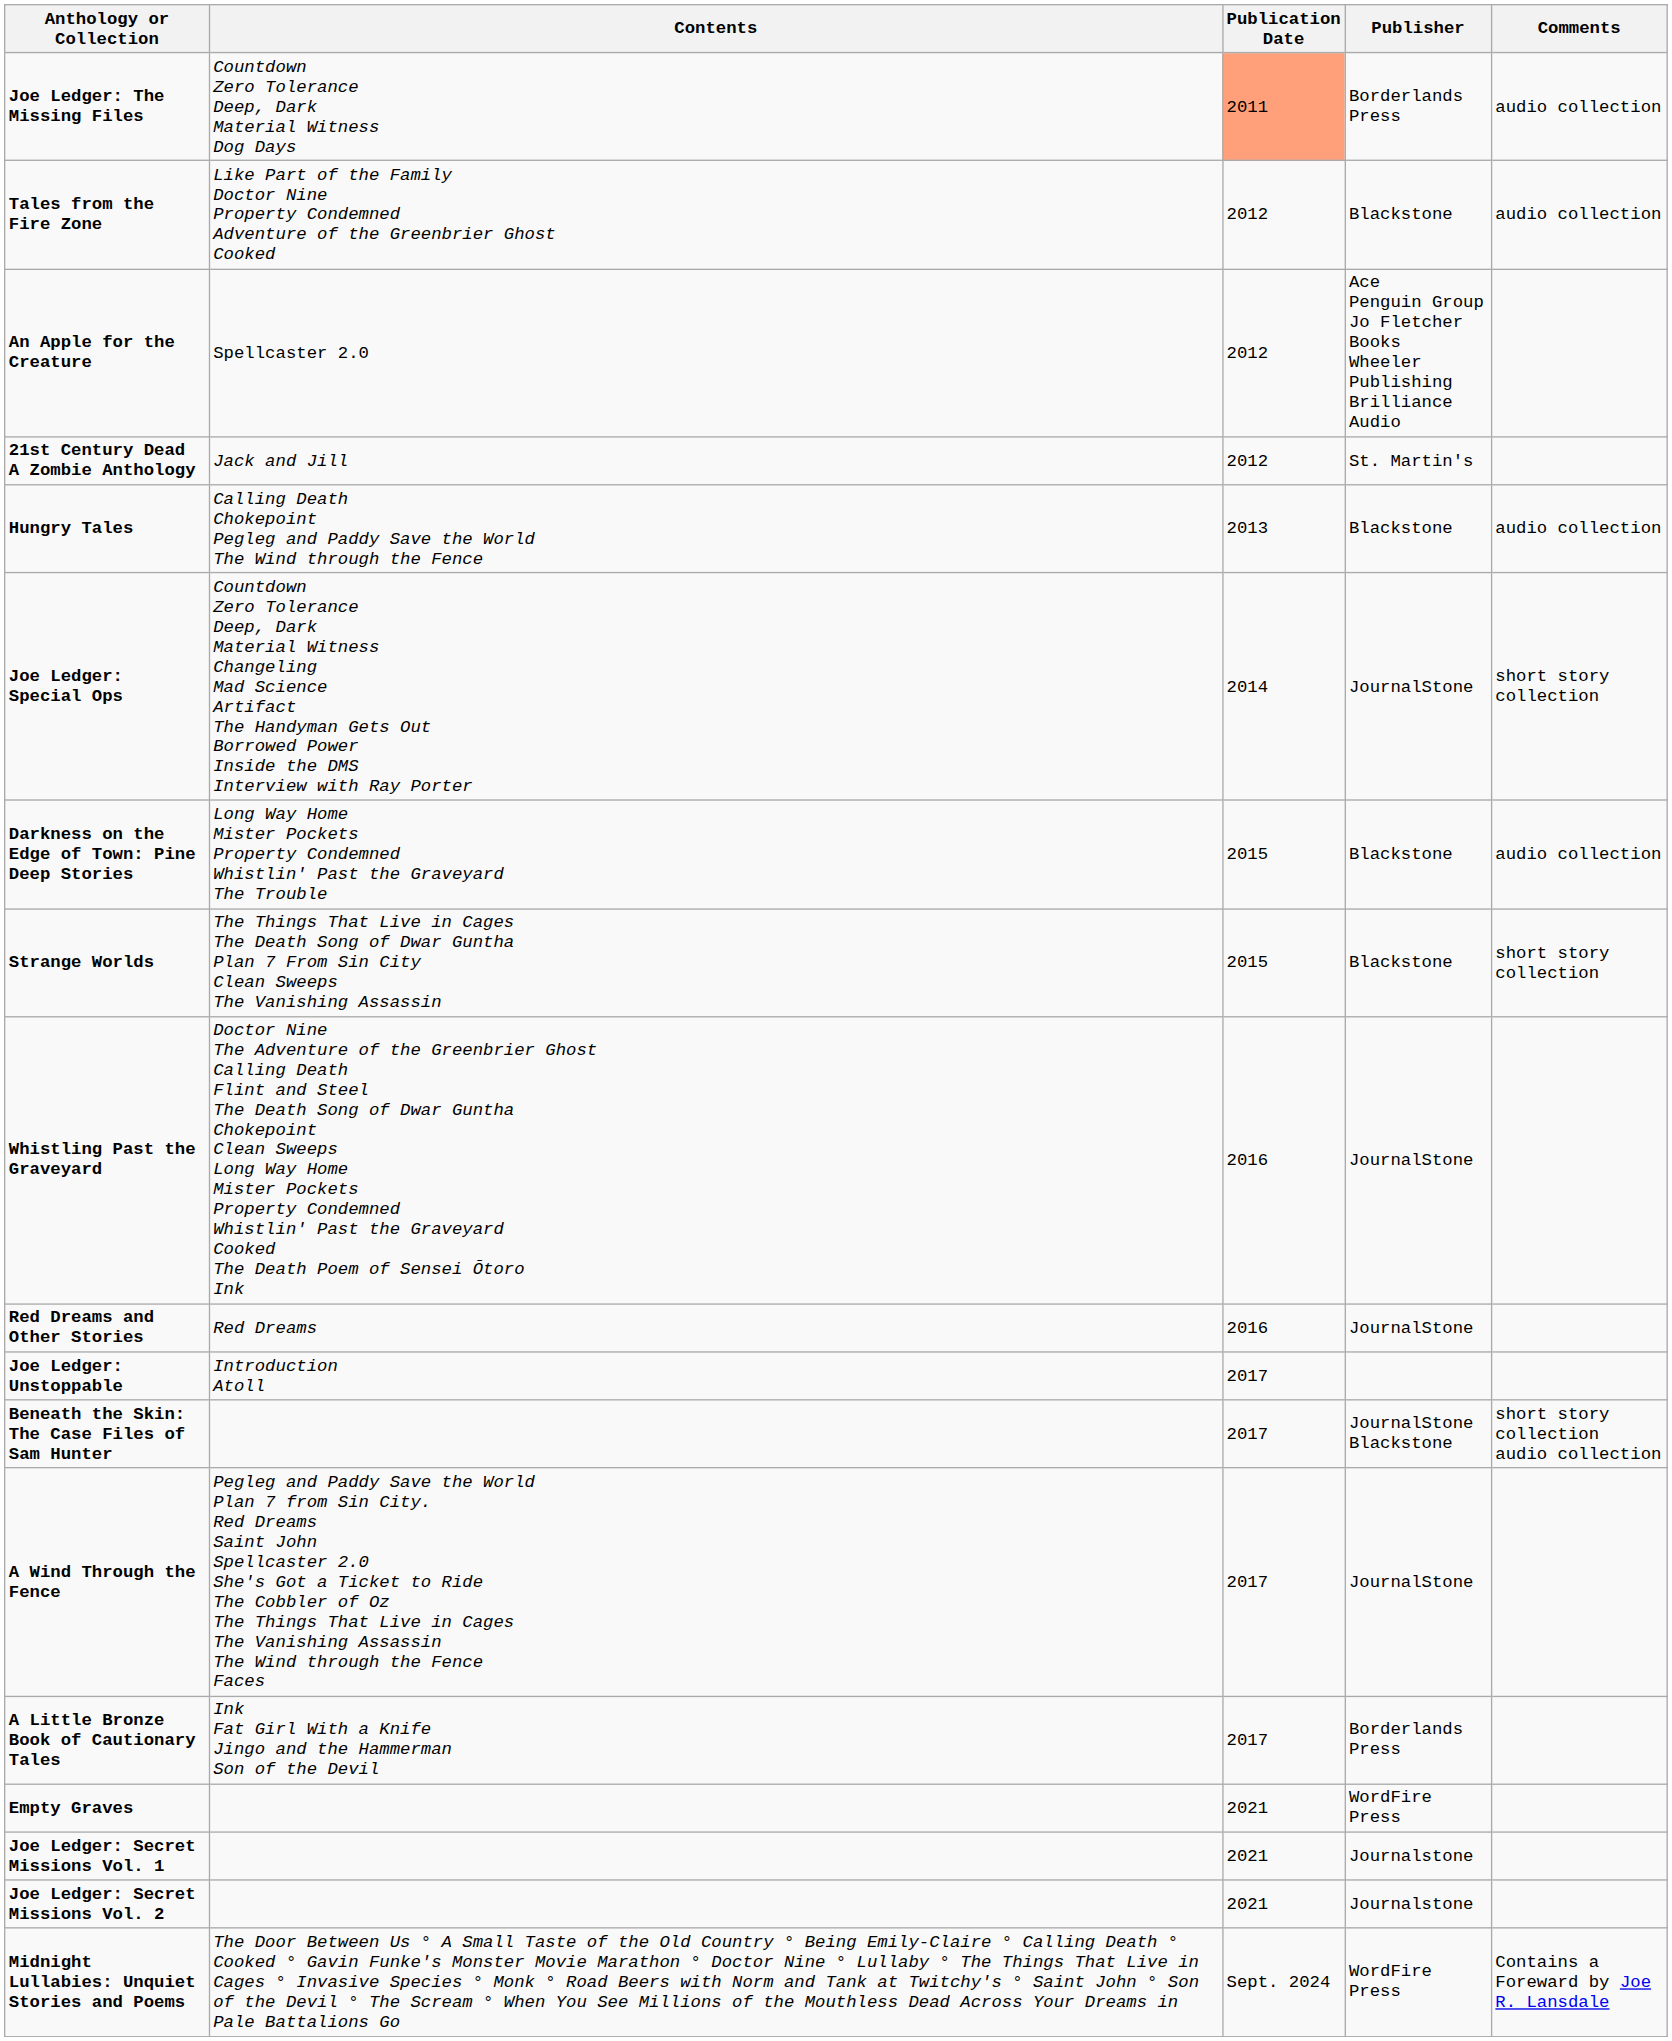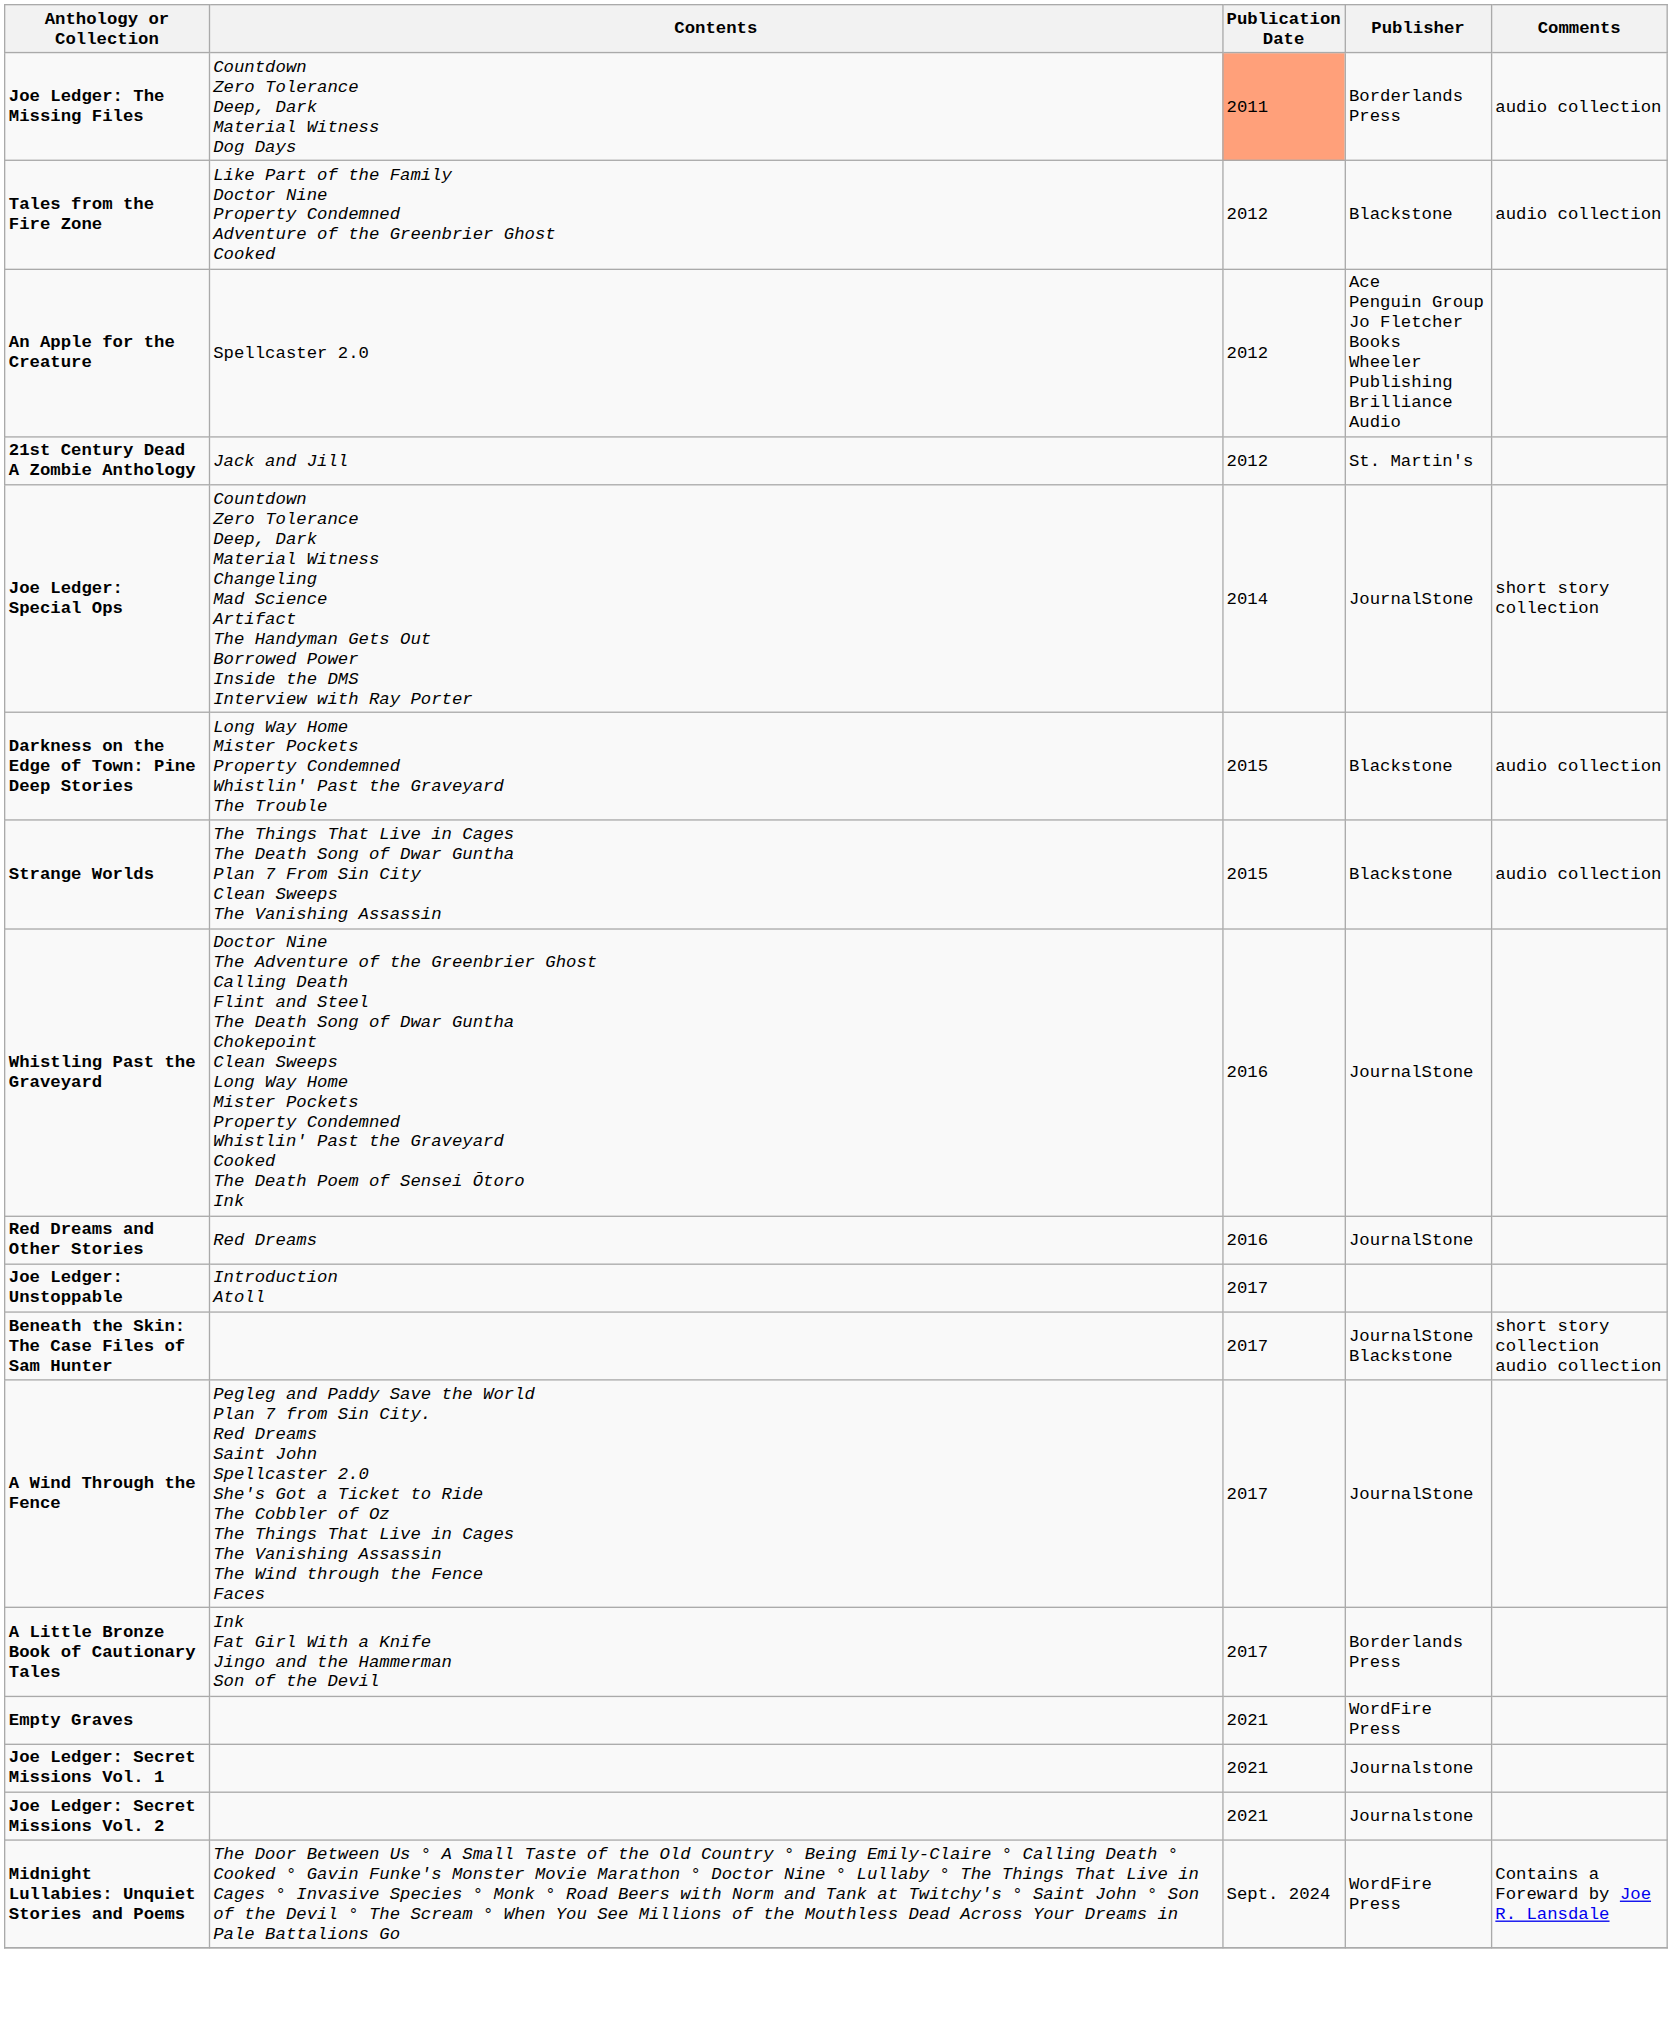- row: (71, 529)
(1552, 962) short story collection -> (1578, 874) audio collection
